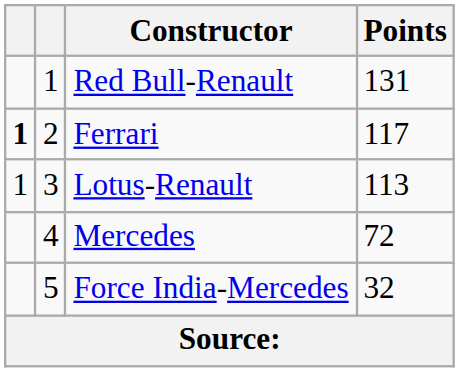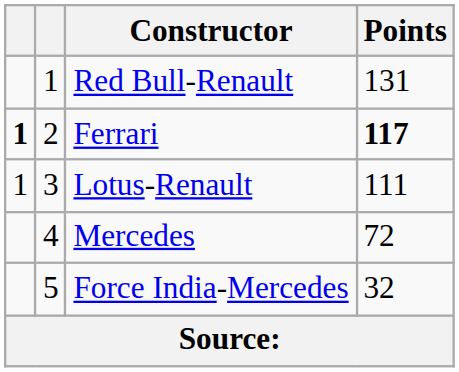(386, 133) normal -> (386, 133) bold
(386, 184) 113 -> (386, 184) 111
